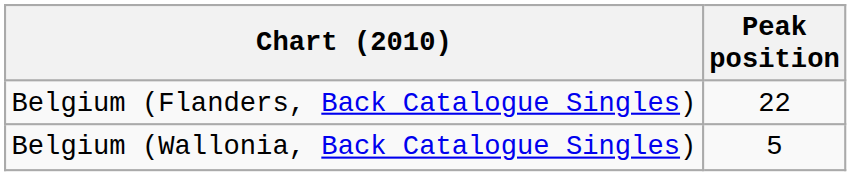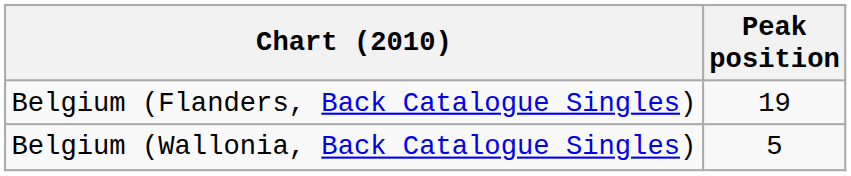(775, 103) 22 -> (775, 103) 19
